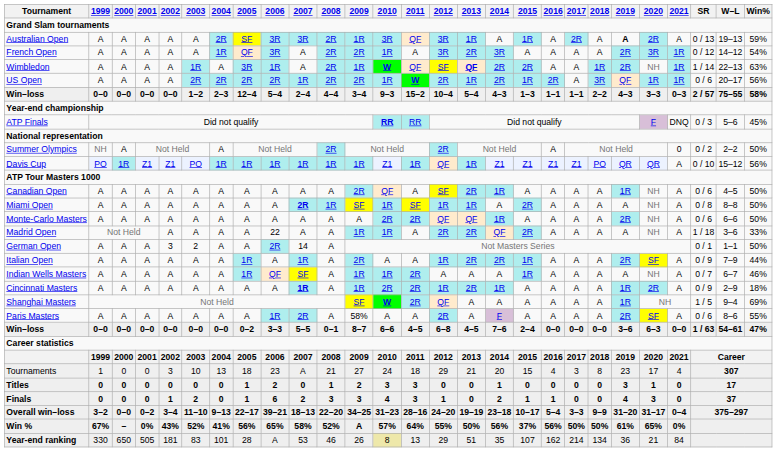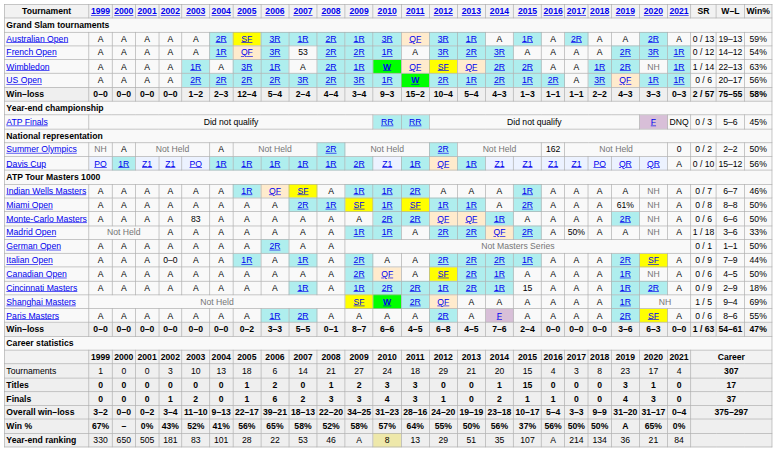(303, 39) 3R -> (303, 39) 1R
(625, 39) bold -> (625, 39) normal
(303, 53) A -> (303, 53) 53
(471, 67) bold -> (471, 67) normal
(303, 81) 1R -> (303, 81) 3R
(359, 81) 2R -> (359, 81) 3R
(387, 122) bold -> (387, 122) normal
(553, 150) A -> (553, 150) 162
(359, 164) 1R -> (359, 164) 2R
rows swapped: (46, 274) <-> (37, 191)
(303, 205) bold -> (303, 205) normal
(625, 205) A -> (625, 205) 61%
(196, 219) A -> (196, 219) 83
(275, 233) 22 -> (275, 233) A
(576, 233) A -> (576, 233) 50%
(170, 247) 3 -> (170, 247) A
(196, 247) 2 -> (196, 247) A
(303, 247) 14 -> (303, 247) A
(170, 260) A -> (170, 260) 0–0
(443, 260) 1R -> (443, 260) 2R
(303, 288) bold -> (303, 288) normal
(527, 288) A -> (527, 288) 15
(359, 316) 58% -> (359, 316) A
(275, 371) 23 -> (275, 371) 6
(303, 371) A -> (303, 371) 14
(527, 385) 0 -> (527, 385) 15
(359, 426) A -> (359, 426) 58%
(625, 426) 61% -> (625, 426) A
(275, 440) A -> (275, 440) 22
(359, 440) 26 -> (359, 440) A
(553, 440) 162 -> (553, 440) A
